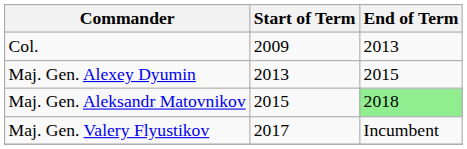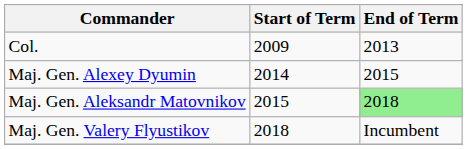(271, 74) 2013 -> (271, 74) 2014
(271, 130) 2017 -> (271, 130) 2018
